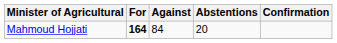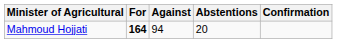(157, 30) 84 -> (157, 30) 94
